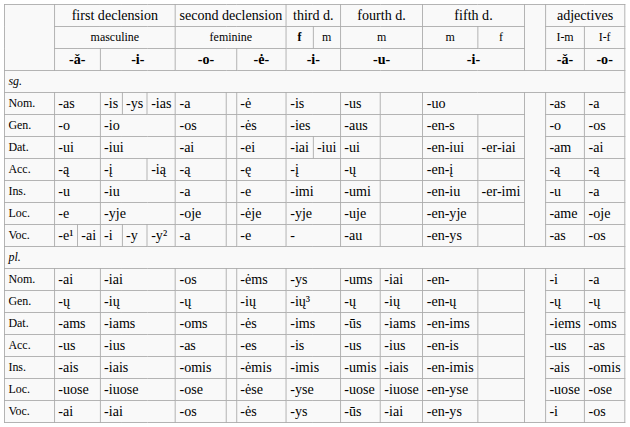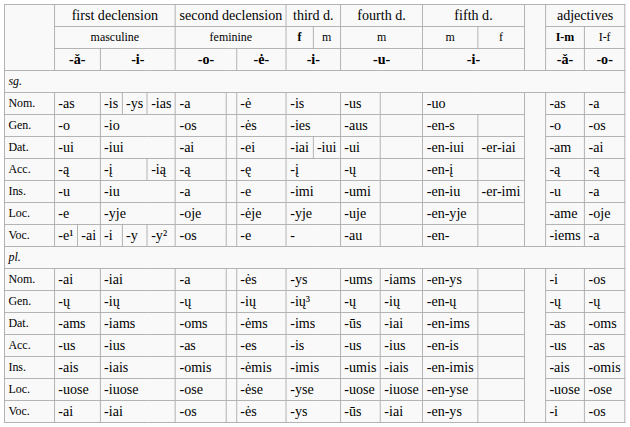(565, 37) normal -> (565, 37) bold
(185, 235) -a -> (188, 235) -os
(444, 235) -en-ys -> (438, 235) -en-
(558, 235) -as -> (565, 235) -iems
(597, 235) -os -> (594, 235) -a
(188, 279) -os -> (185, 279) -a
(254, 279) -ėms -> (249, 279) -ės
(394, 279) -iai -> (400, 279) -iams
(438, 279) -en- -> (444, 279) -en-ys
(594, 279) -a -> (597, 279) -os
(249, 323) -ės -> (254, 323) -ėms
(400, 323) -iams -> (394, 323) -iai
(565, 323) -iems -> (558, 323) -as
